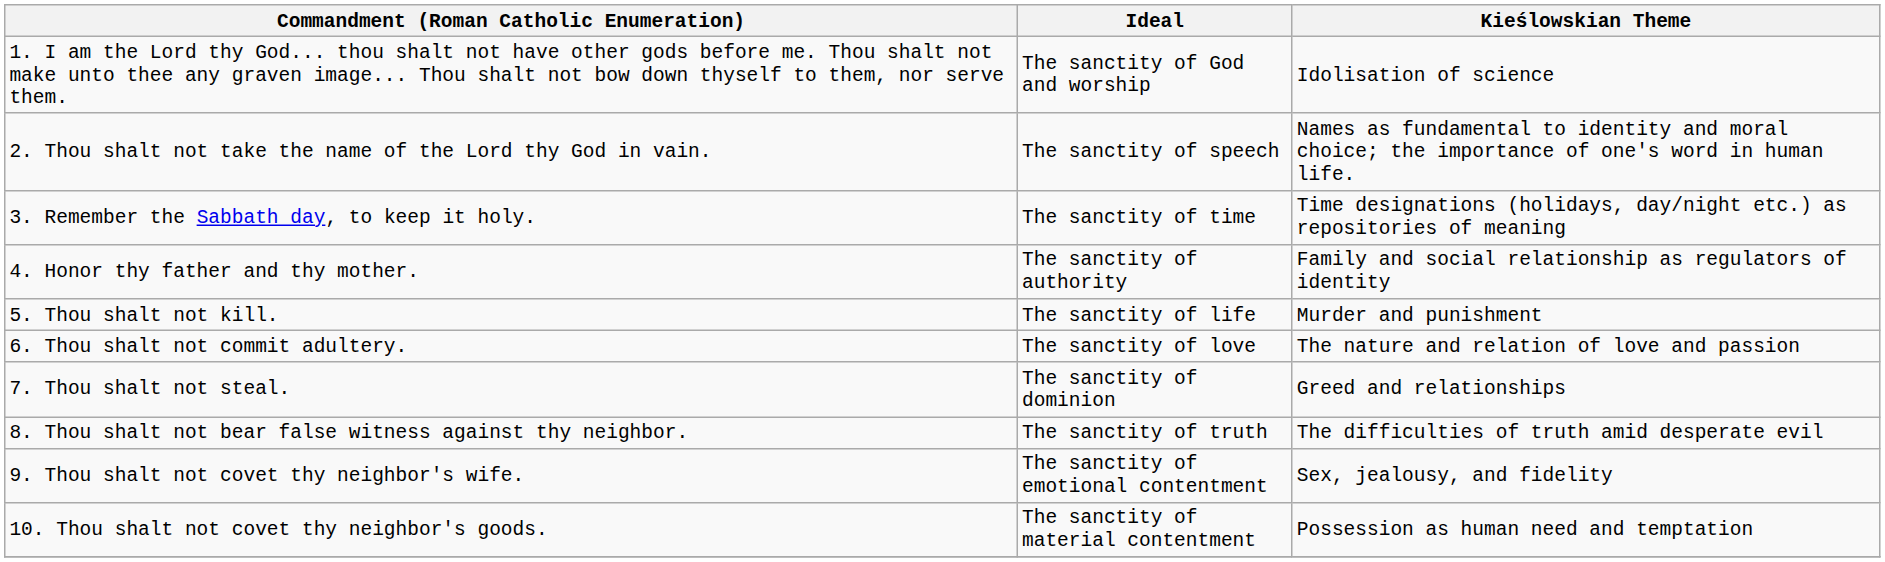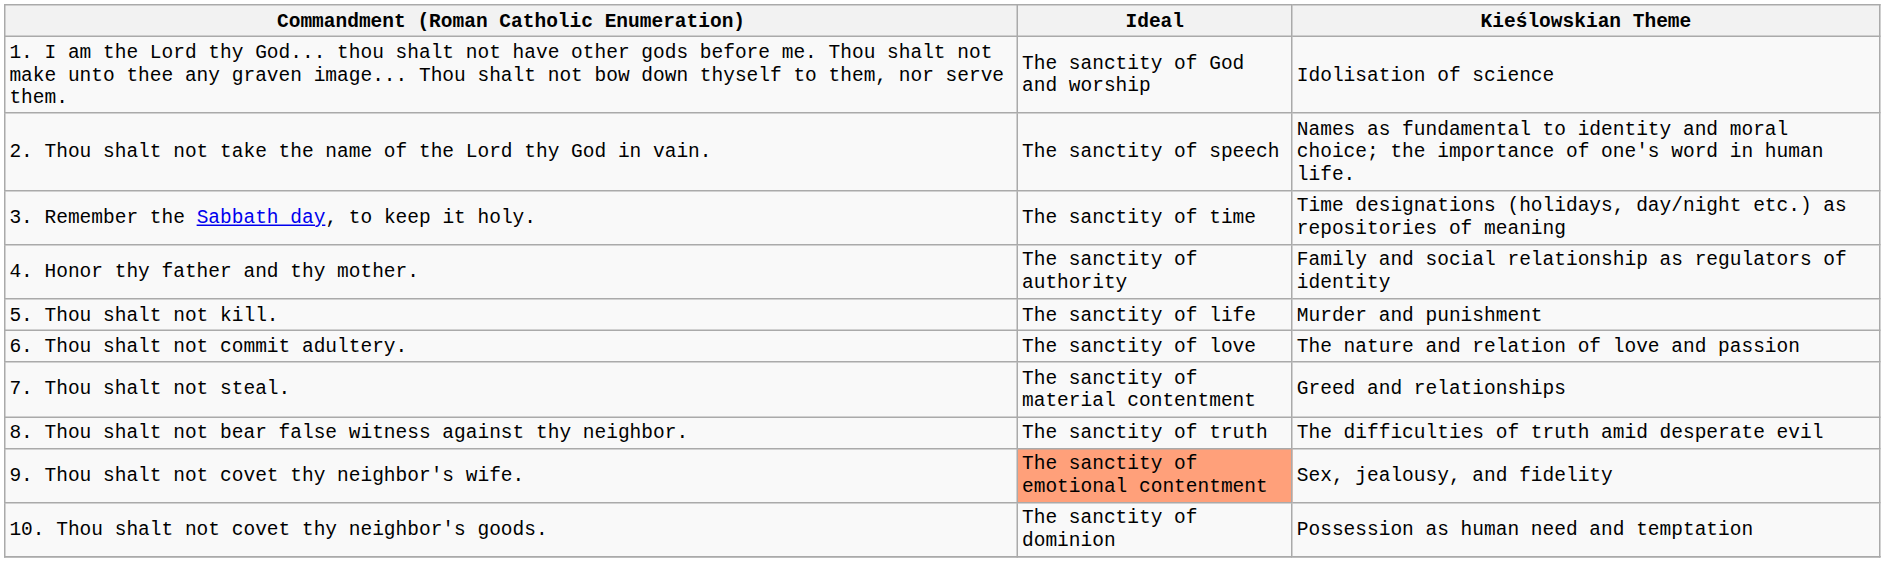(1110, 389) The sanctity of dominion -> (1139, 389) The sanctity of material contentment
(1145, 475) no background -> (1145, 475) lightsalmon background
(1139, 530) The sanctity of material contentment -> (1110, 530) The sanctity of dominion
